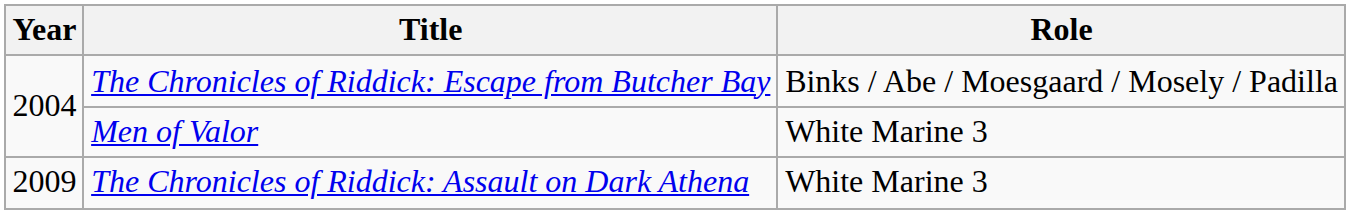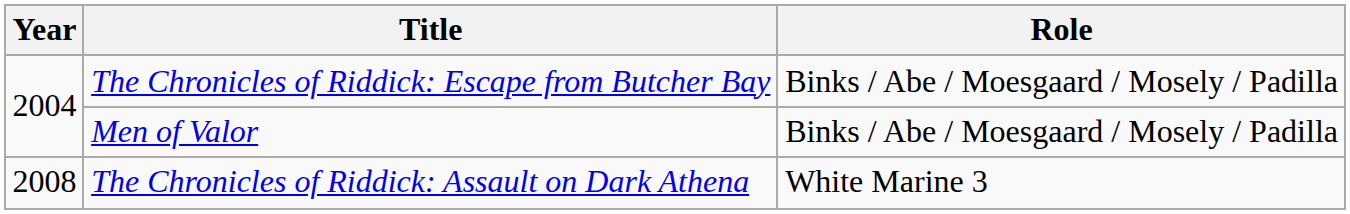(886, 131) White Marine 3 -> (1062, 131) Binks / Abe / Moesgaard / Mosely / Padilla
(44, 182) 2009 -> (44, 182) 2008
